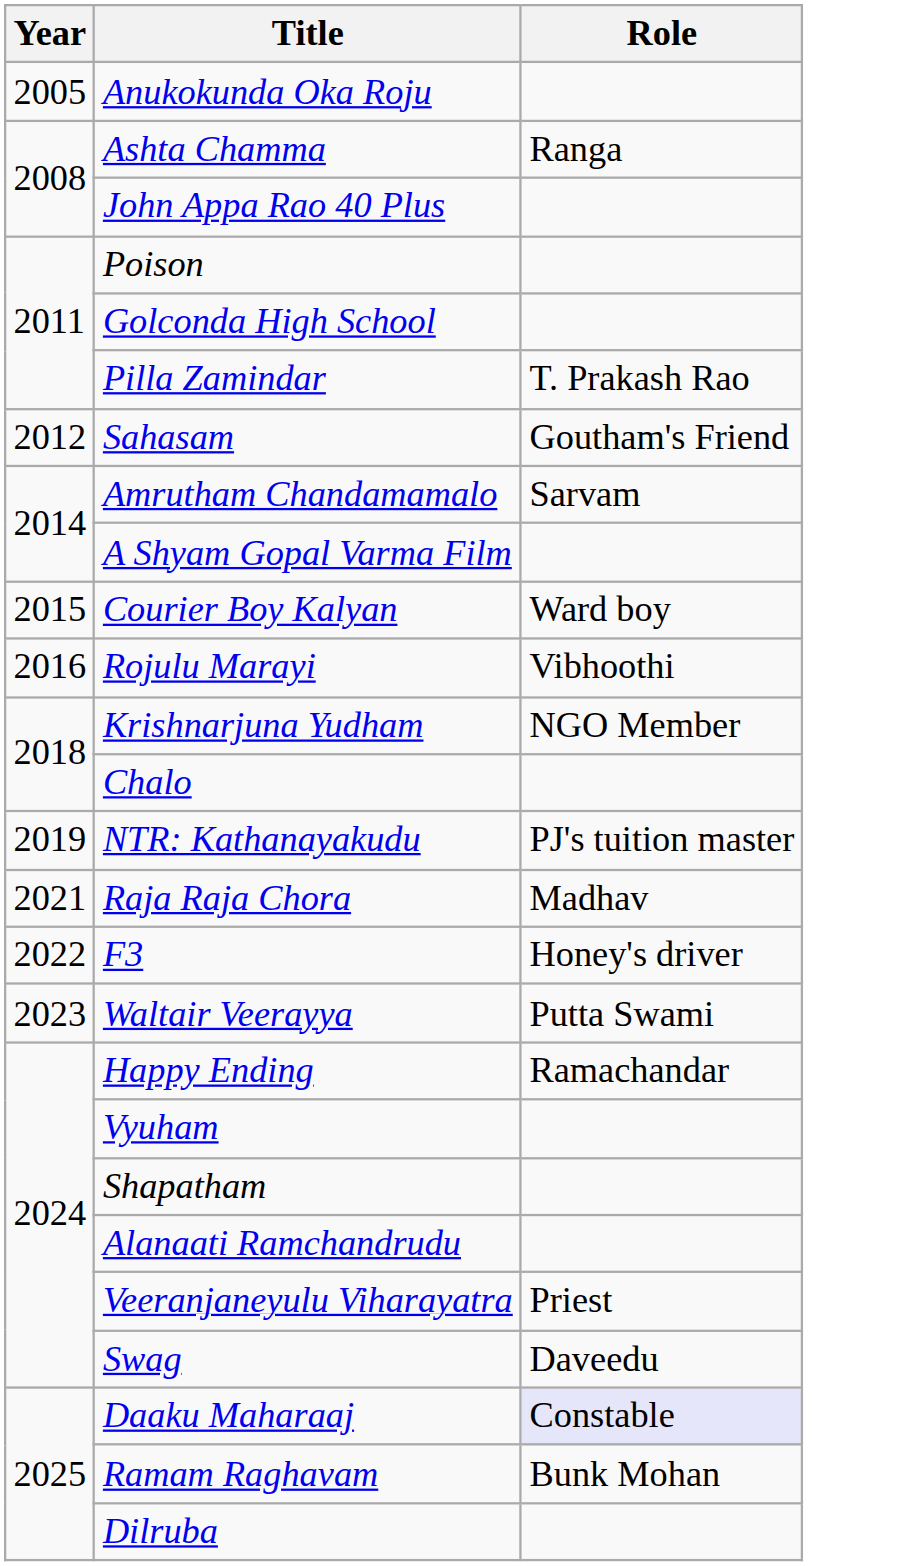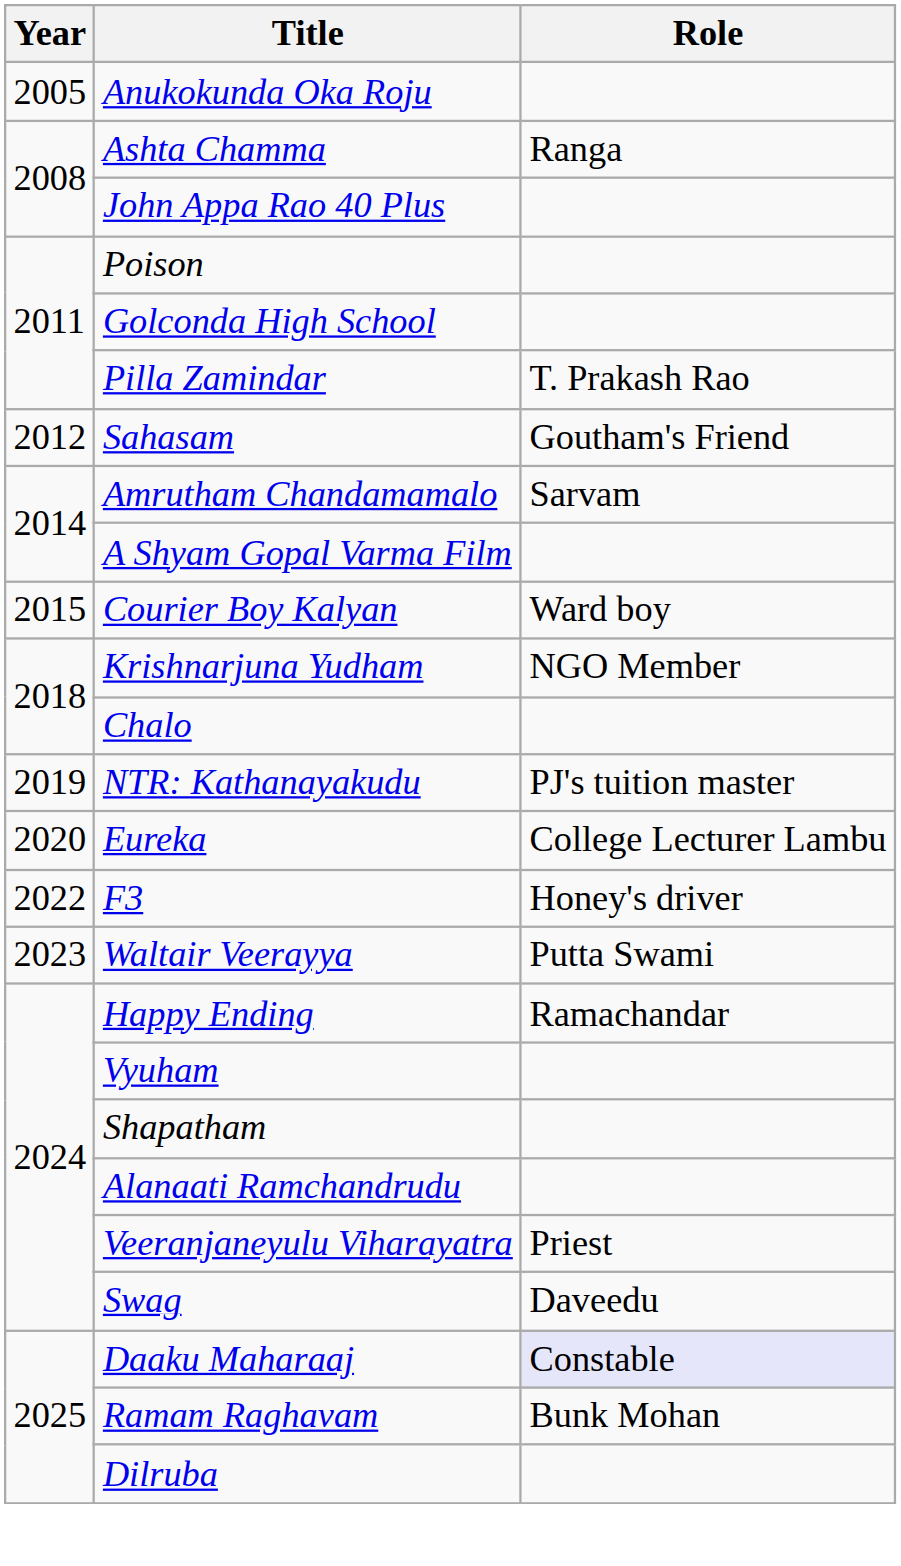- row: (209, 666)
+ row: (155, 839)
- row: (227, 897)
